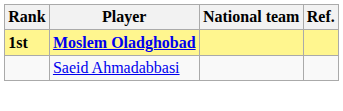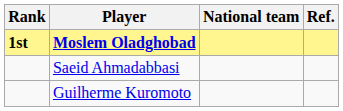+ row: (122, 93)
